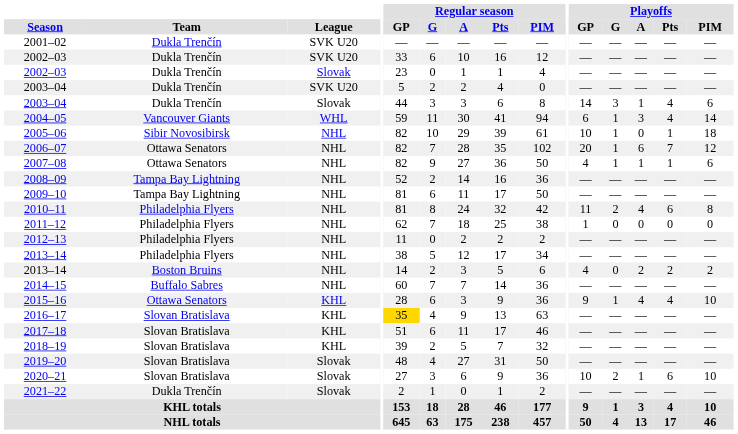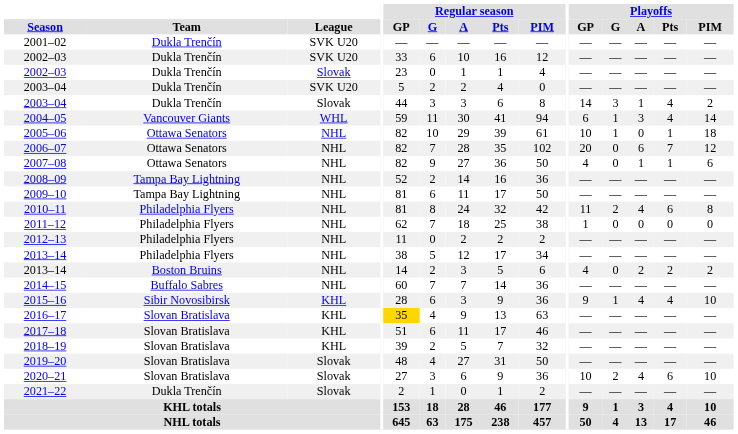(710, 102) 6 -> (710, 102) 2
(187, 133) Sibir Novosibirsk -> (187, 133) Ottawa Senators
(615, 148) 1 -> (615, 148) 0
(615, 163) 1 -> (615, 163) 0
(187, 300) Ottawa Senators -> (187, 300) Sibir Novosibirsk
(641, 376) 1 -> (641, 376) 4
